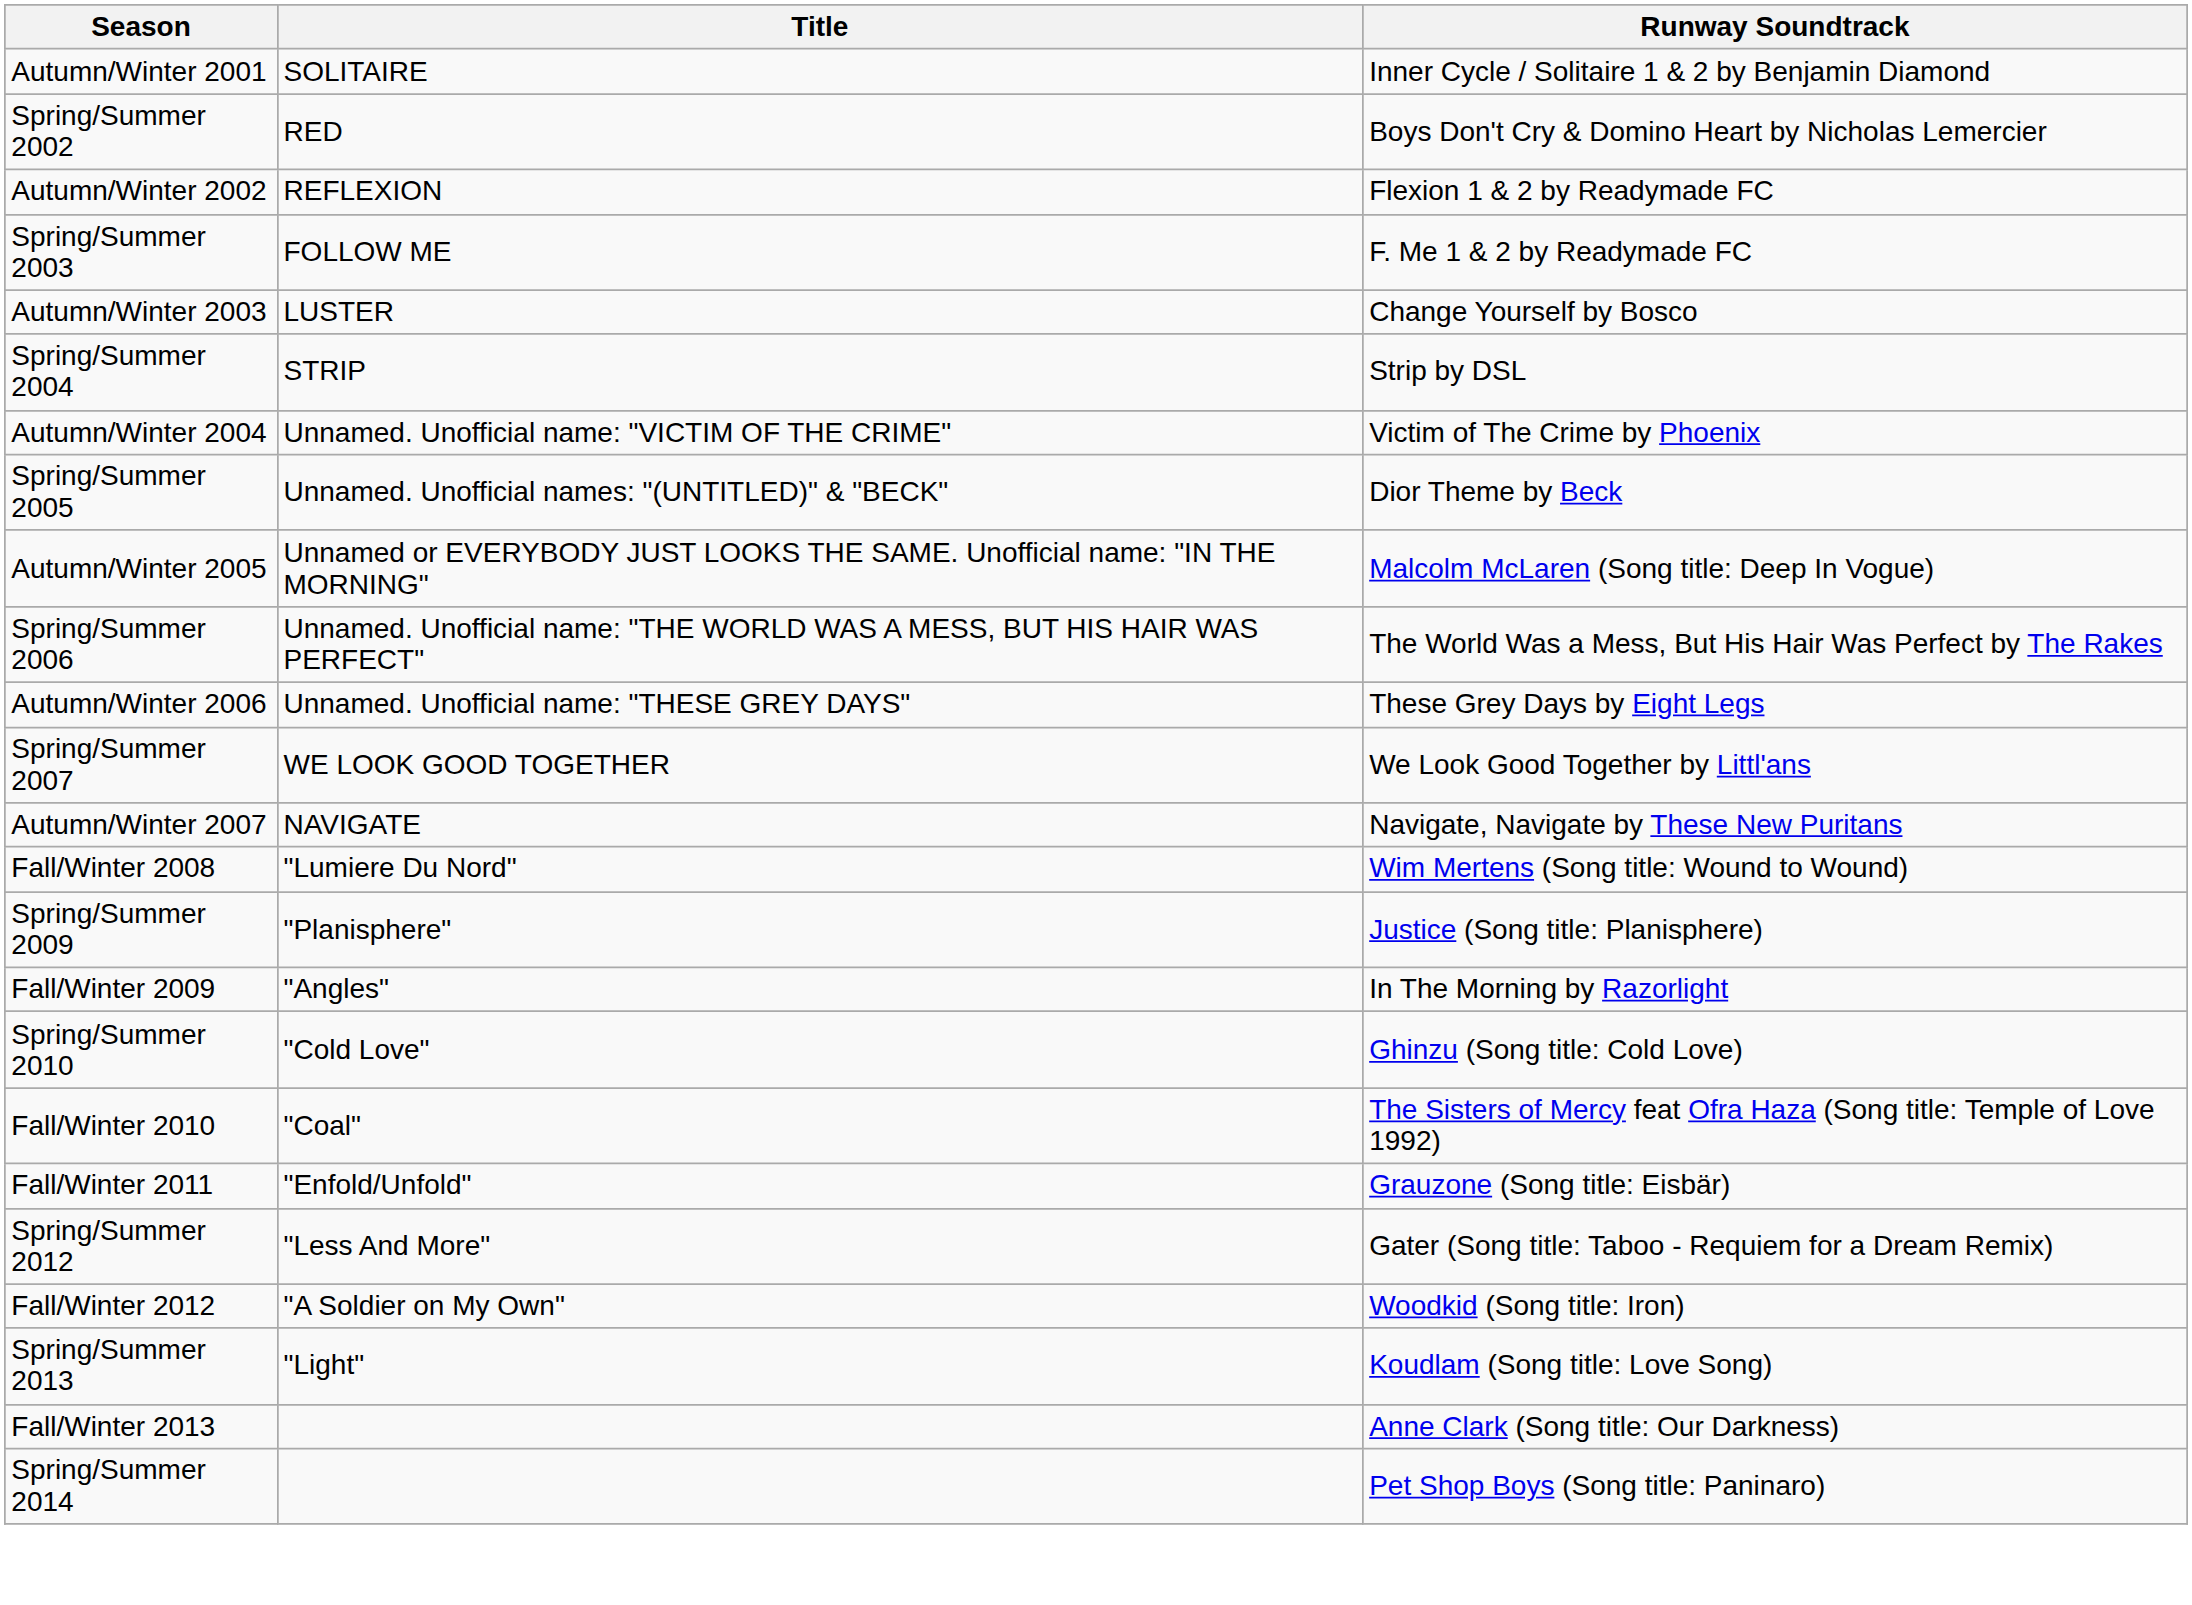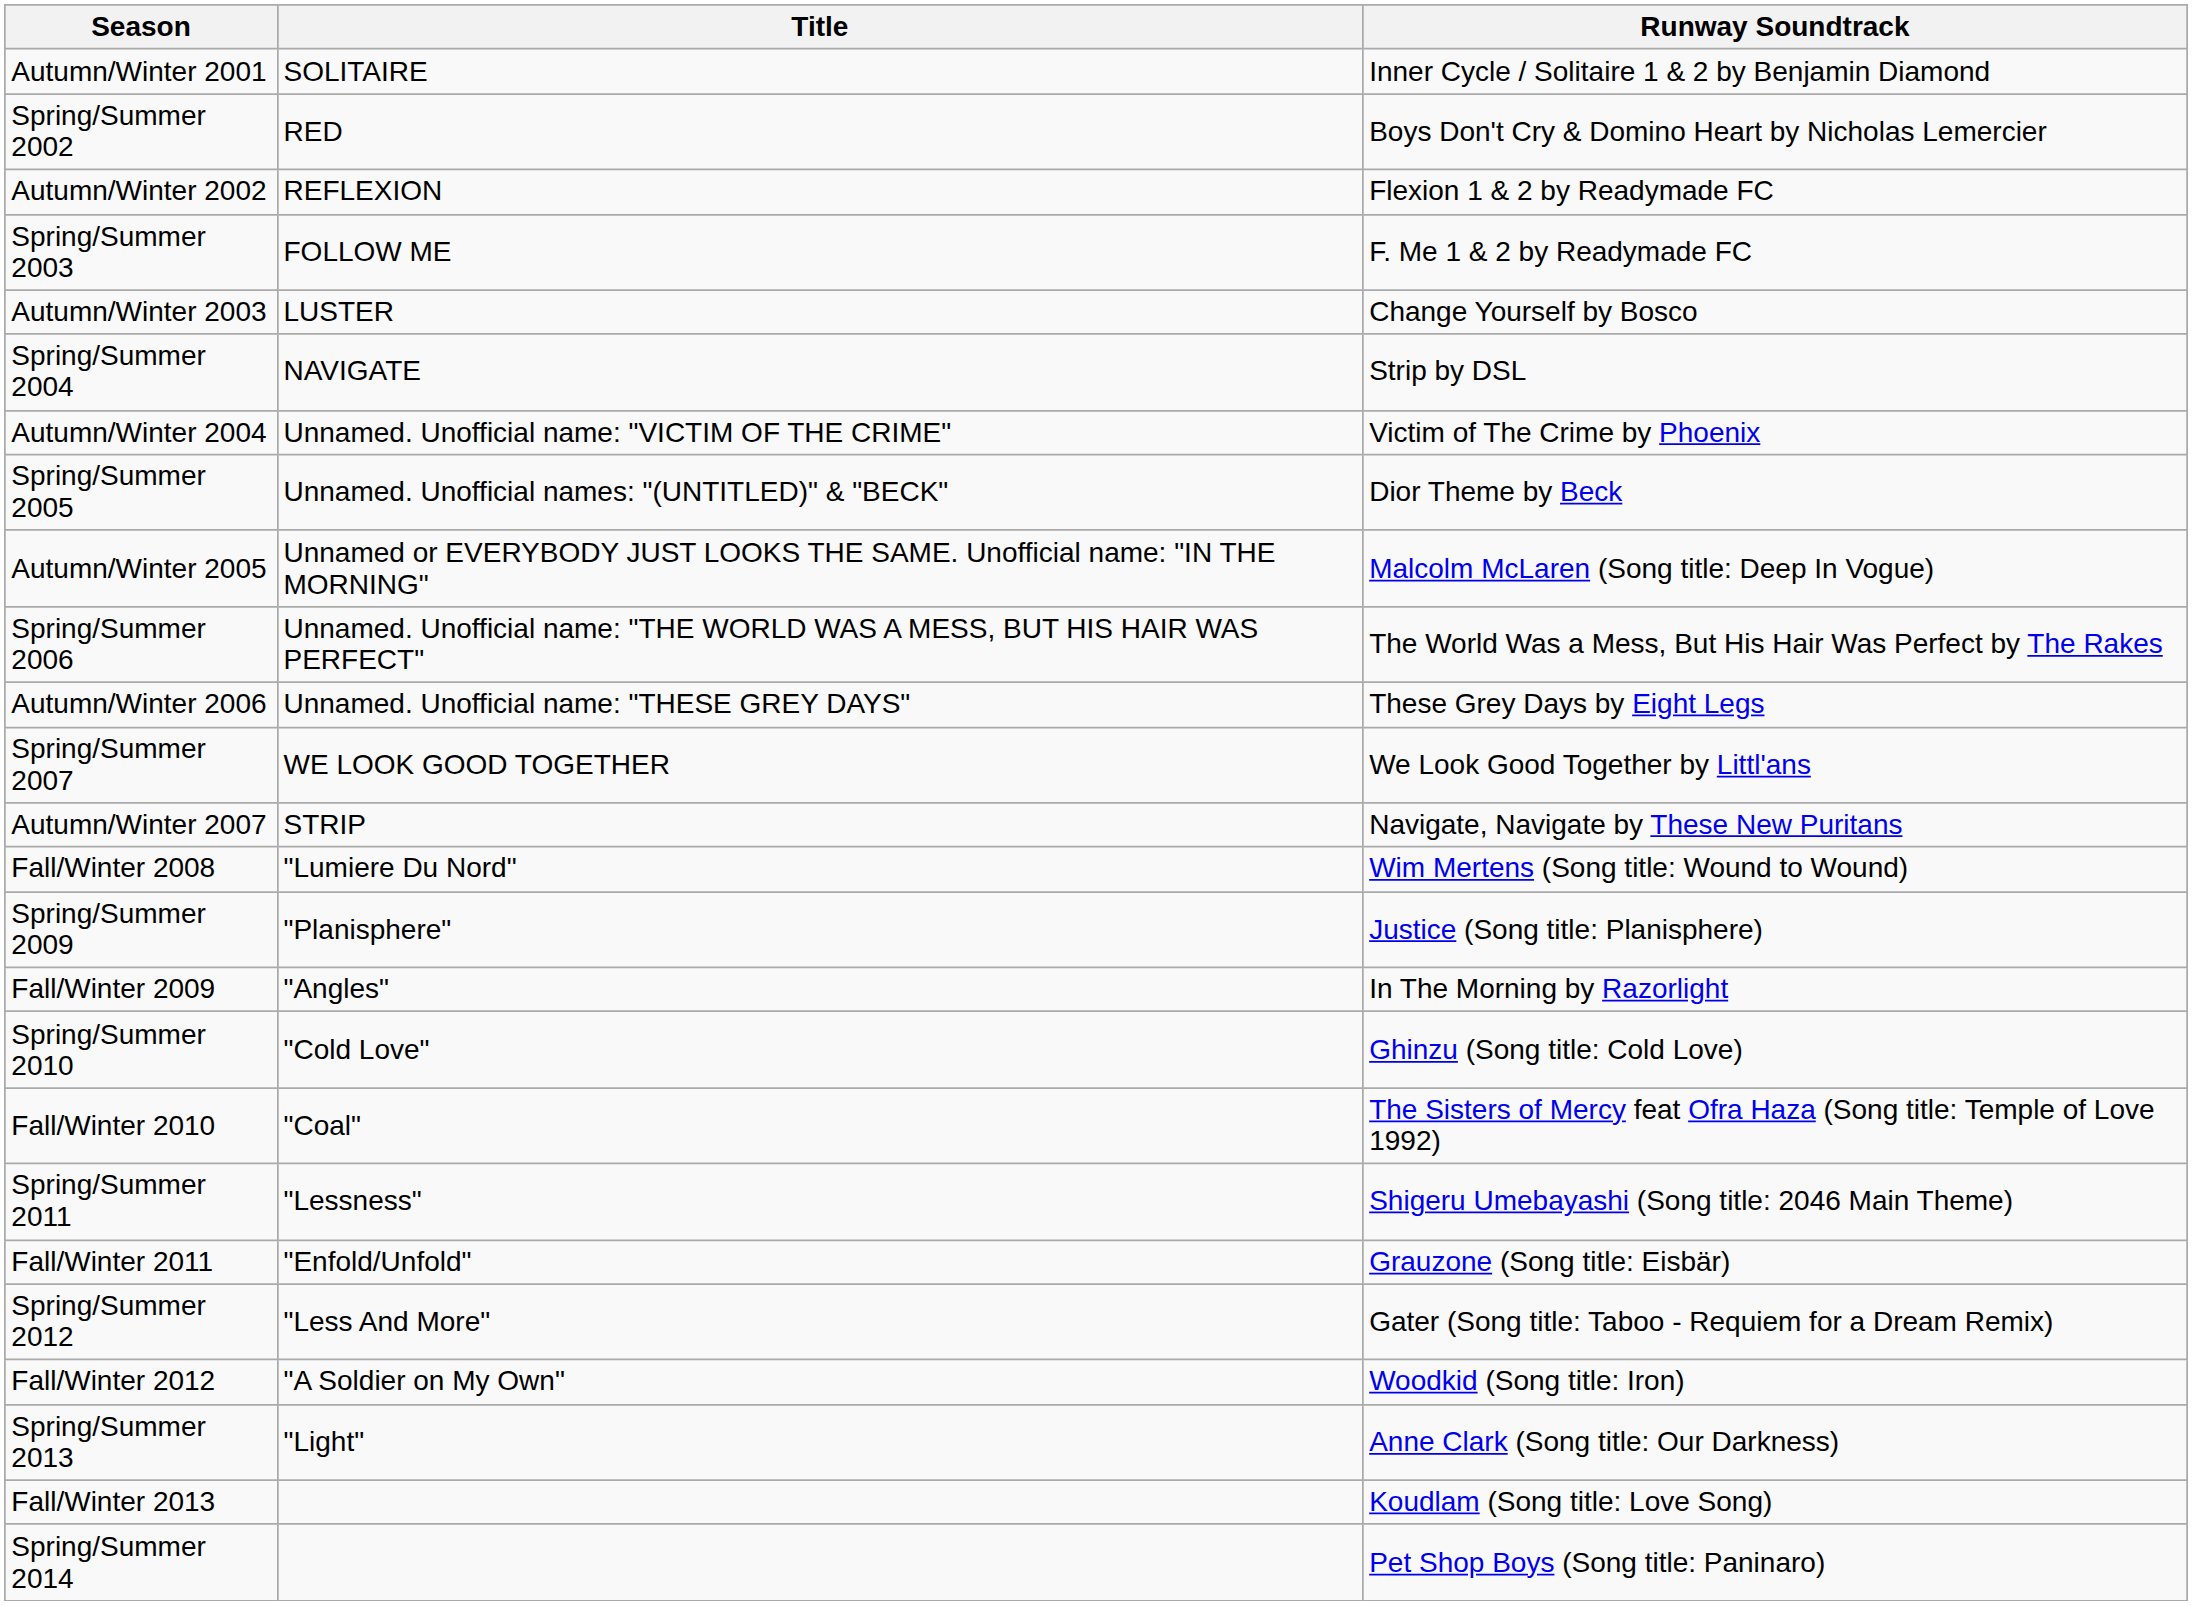(325, 371) STRIP -> (352, 371) NAVIGATE
(352, 824) NAVIGATE -> (325, 824) STRIP
+ row: (109, 1201)
(1571, 1365) Koudlam (Song title: Love Song) -> (1604, 1441) Anne Clark (Song title: Our Darkness)
(1604, 1426) Anne Clark (Song title: Our Darkness) -> (1571, 1501) Koudlam (Song title: Love Song)
